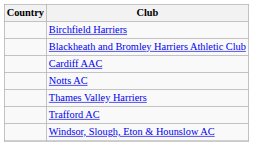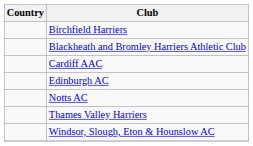+ row: (79, 81)
- row: (74, 115)
